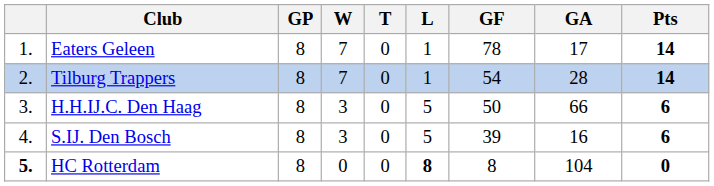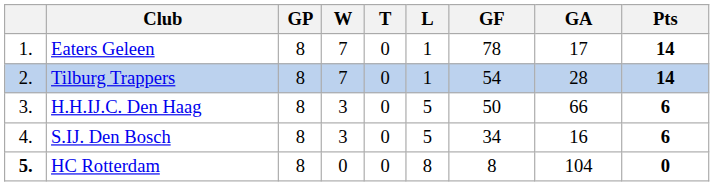(492, 136) 39 -> (492, 136) 34
(427, 166) bold -> (427, 166) normal
